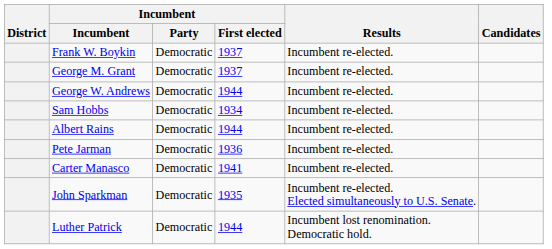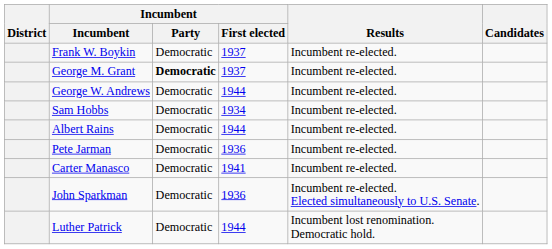(184, 71) normal -> (186, 71) bold
(230, 194) 1935 -> (233, 194) 1936
